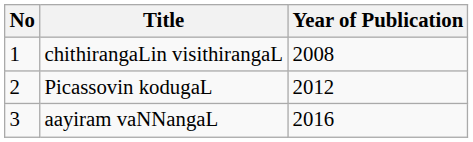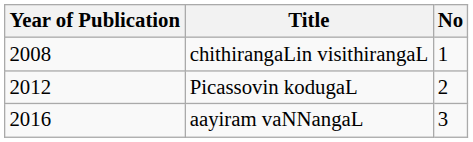columns swapped: (22, 20) <-> (378, 20)
